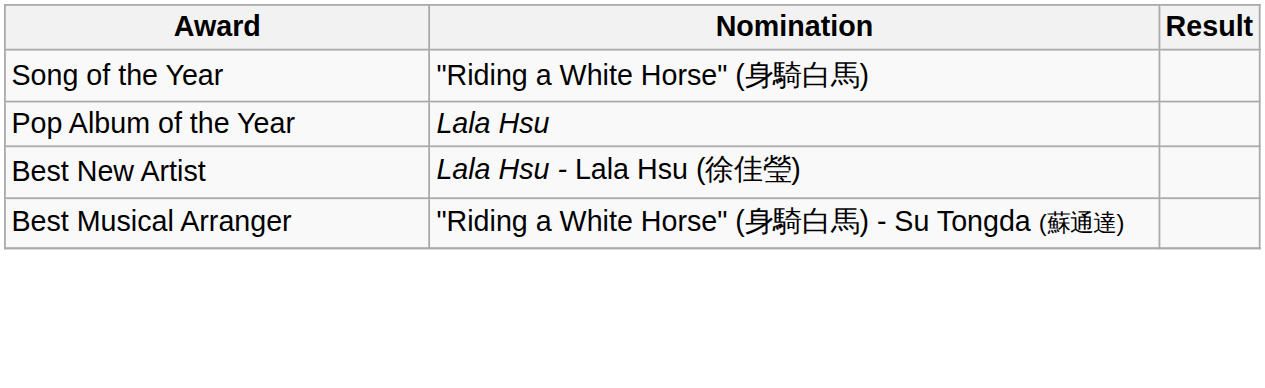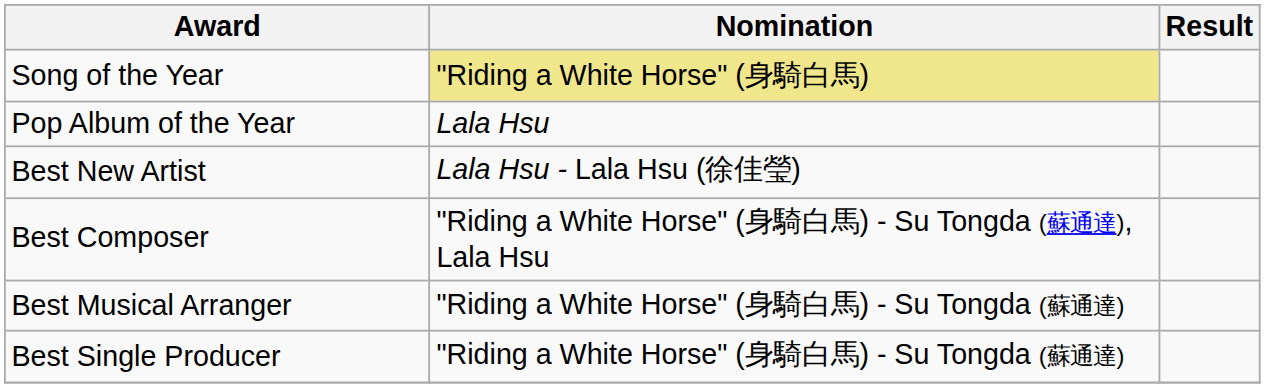(653, 74) no background -> (653, 74) khaki background
+ row: (110, 238)
+ row: (146, 356)
